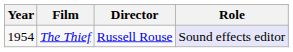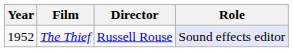(21, 36) 1954 -> (21, 36) 1952
